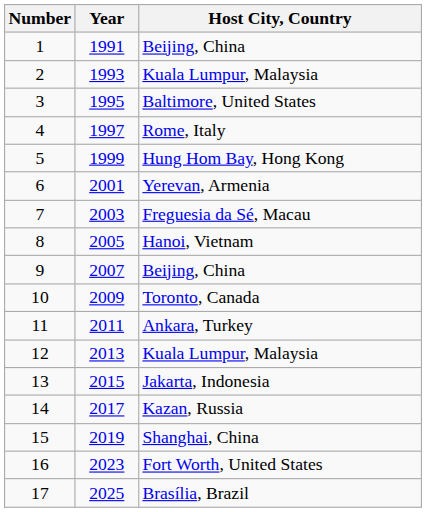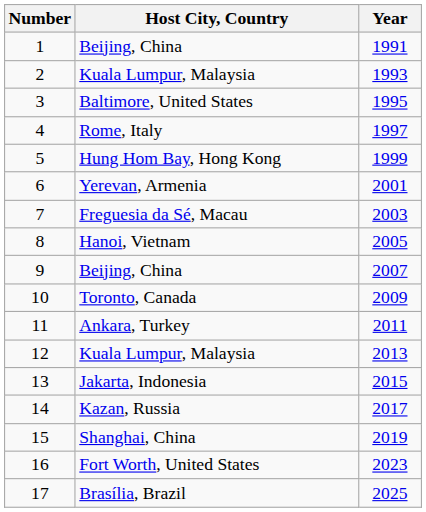columns swapped: (107, 18) <-> (280, 18)
